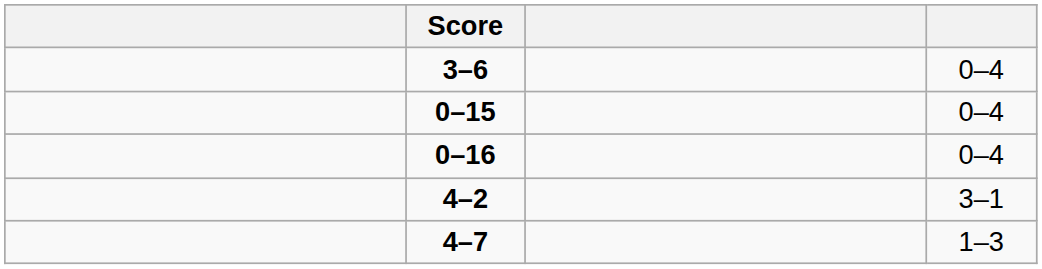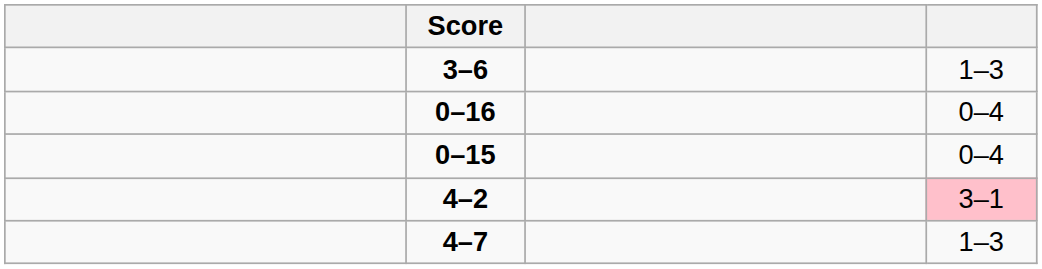(981, 69) 0–4 -> (981, 69) 1–3
rows swapped: (465, 155) <-> (465, 112)
(981, 198) no background -> (981, 198) pink background
